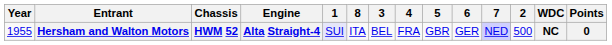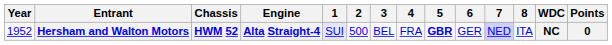columns swapped: (523, 14) <-> (358, 14)
(20, 31) 1955 -> (20, 31) 1952
(437, 31) normal -> (440, 31) bold
